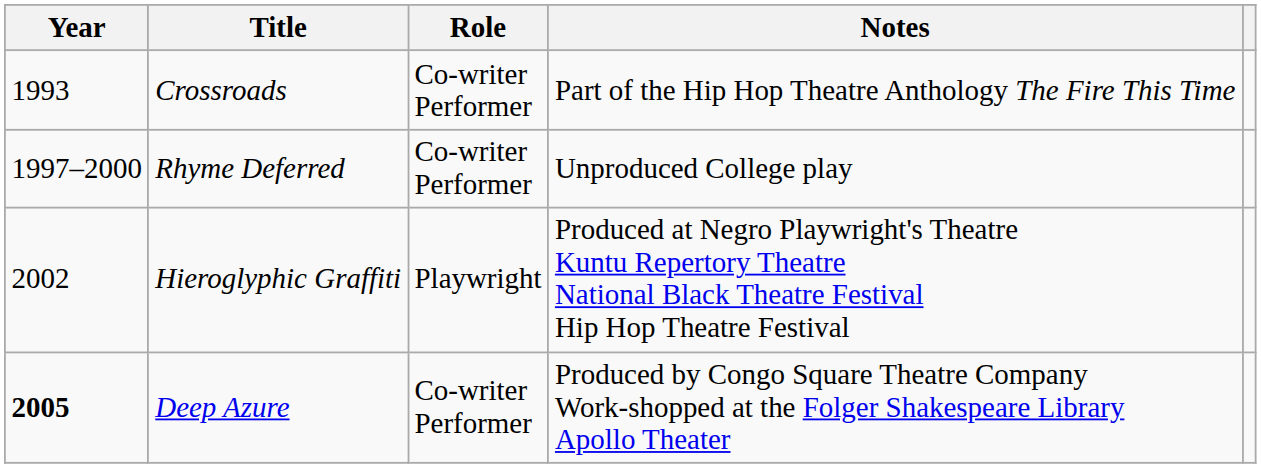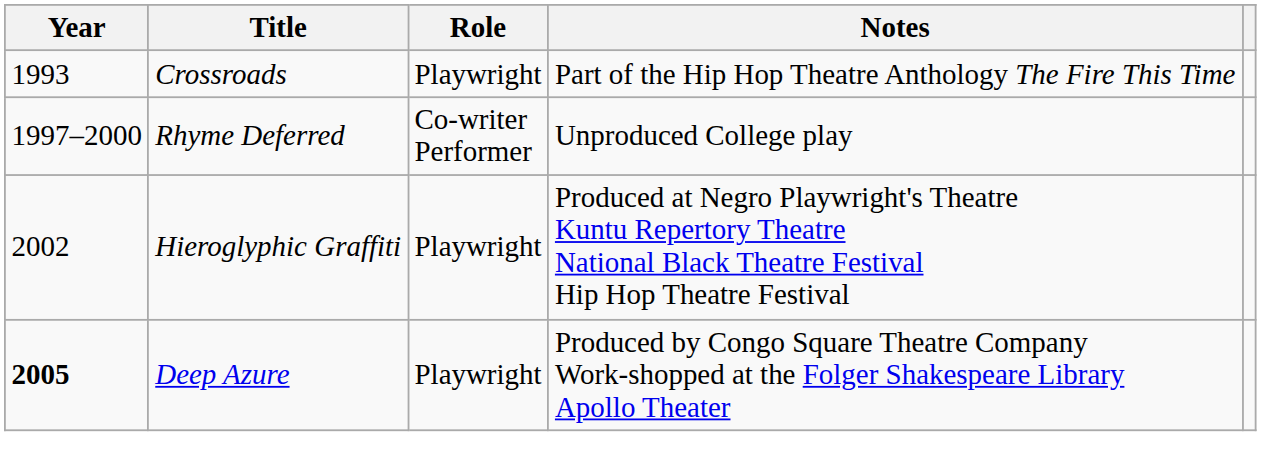(473, 89) Co-writer Performer -> (478, 73) Playwright
(473, 406) Co-writer Performer -> (478, 374) Playwright
